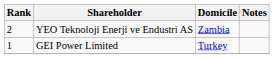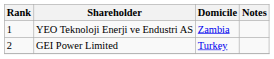(9, 29) 2 -> (9, 29) 1
(9, 45) 1 -> (9, 45) 2
